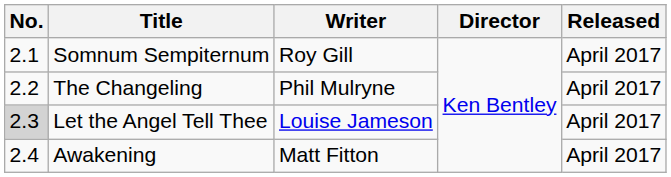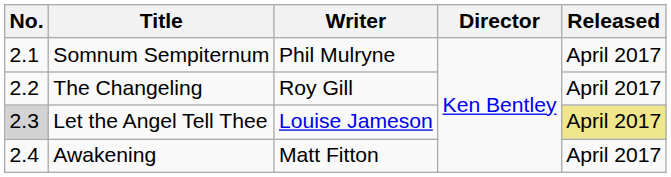(316, 54) Roy Gill -> (337, 54) Phil Mulryne
(337, 88) Phil Mulryne -> (316, 88) Roy Gill
(614, 121) no background -> (614, 121) khaki background
